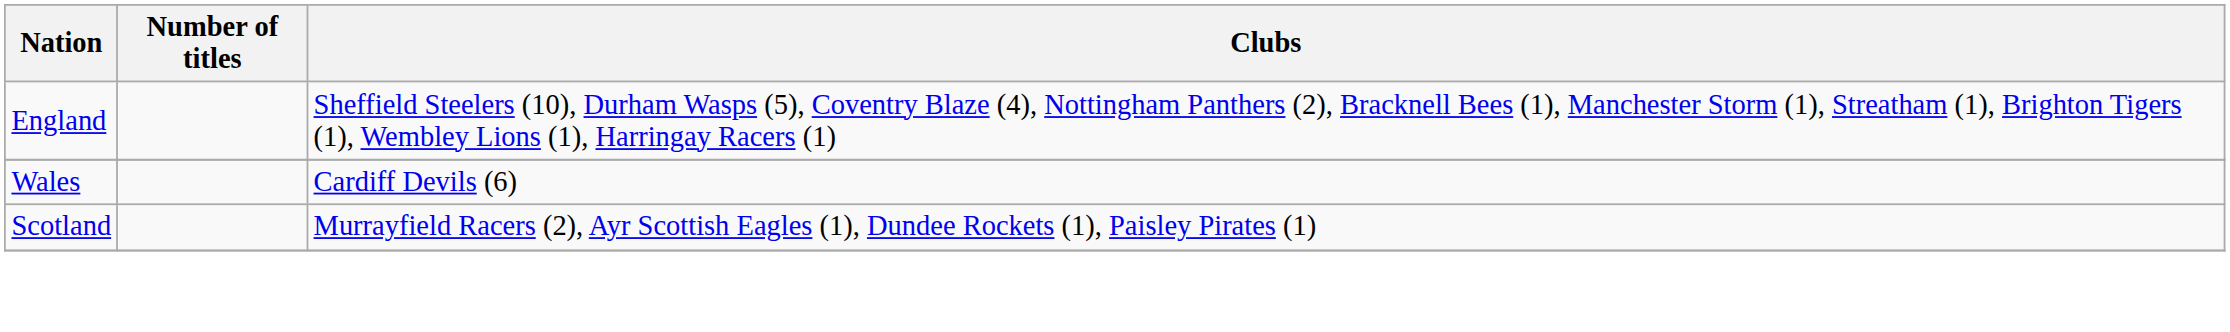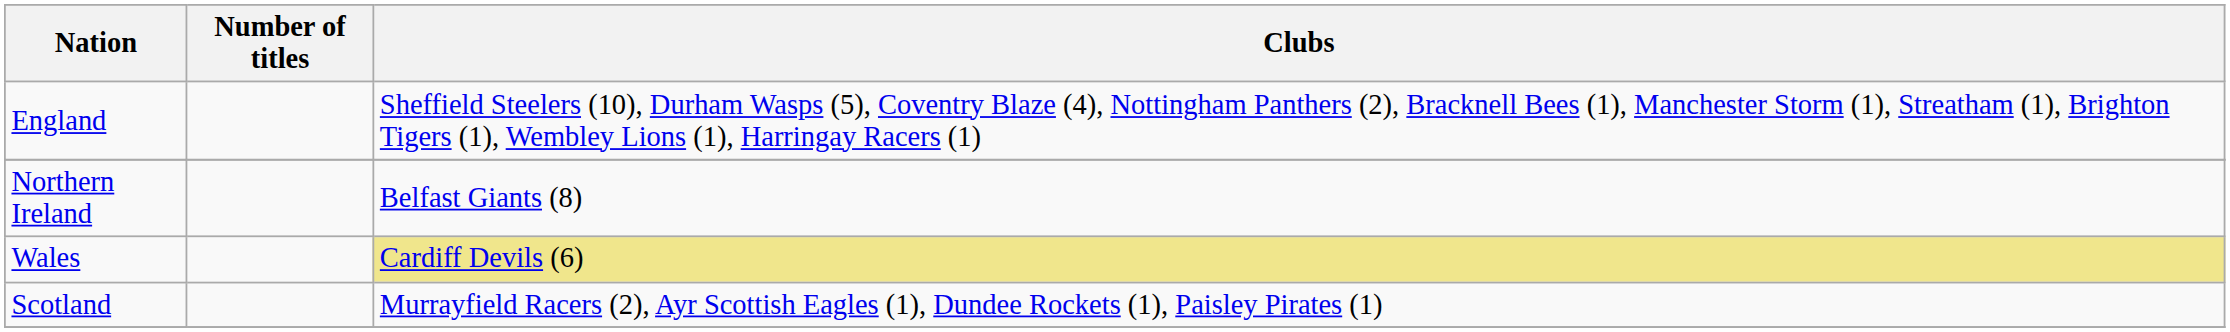+ row: (63, 197)
(415, 181) no background -> (482, 258) khaki background
